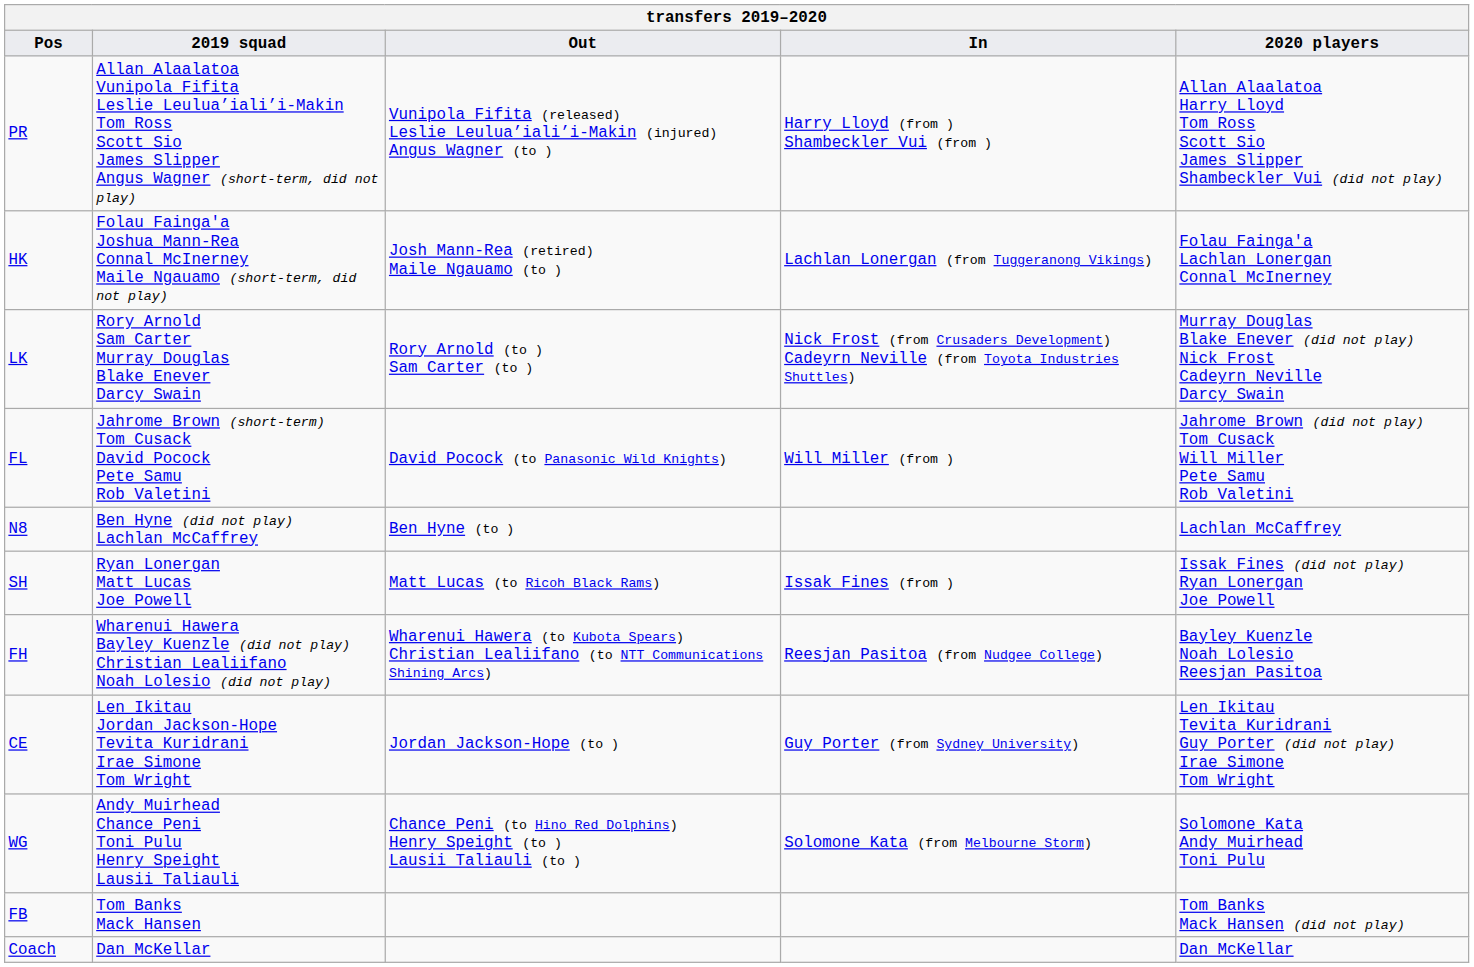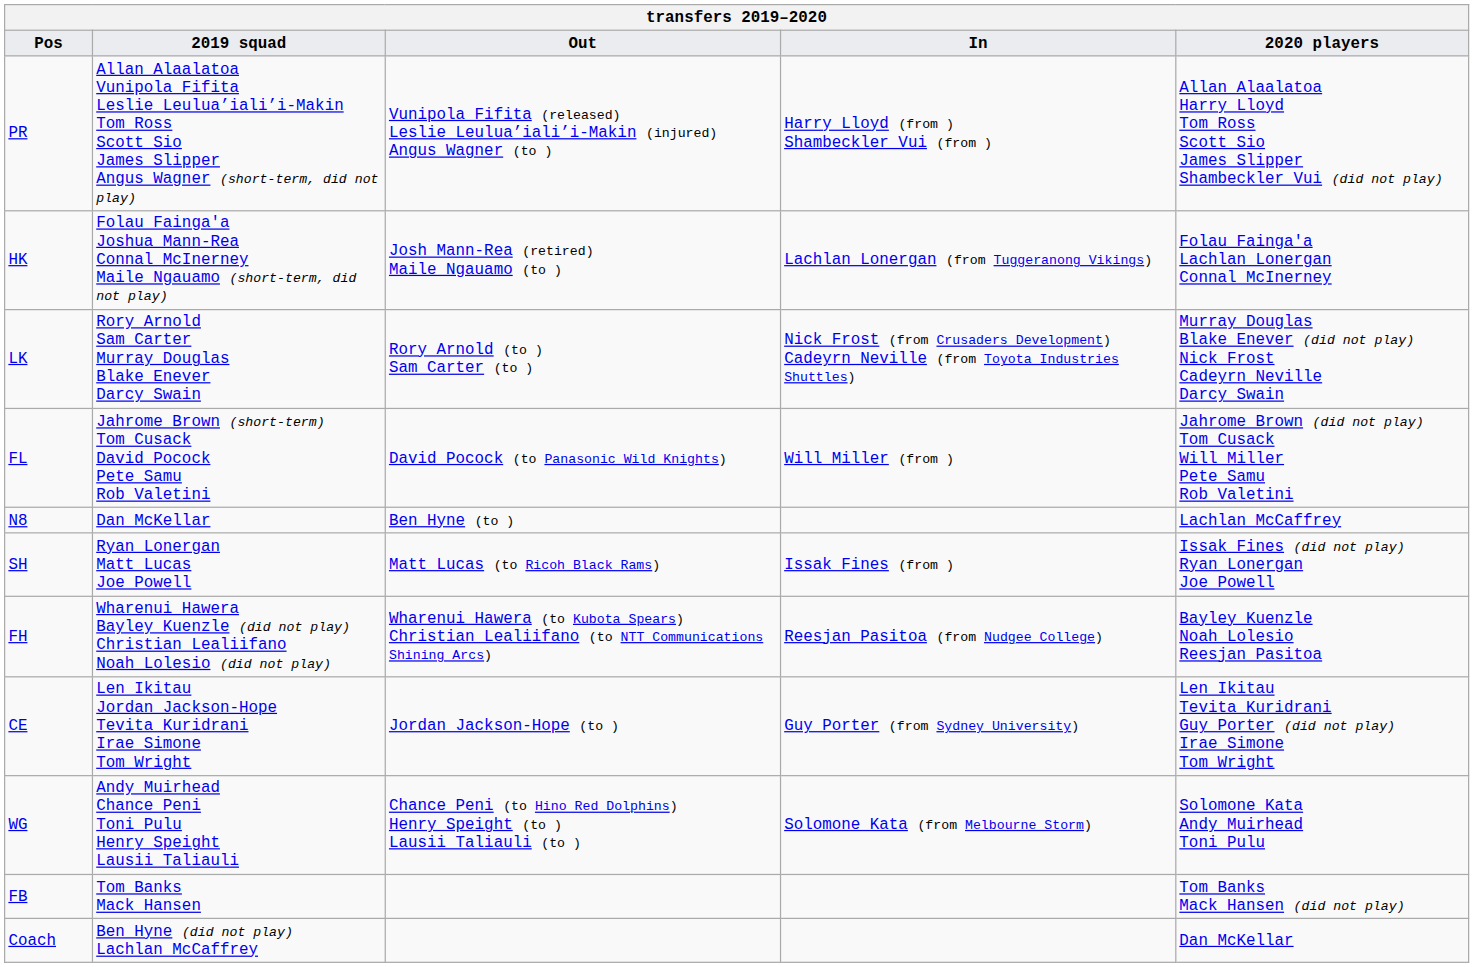(195, 529) Ben Hyne (did not play) Lachlan McCaffrey -> (153, 520) Dan McKellar
(153, 950) Dan McKellar -> (195, 941) Ben Hyne (did not play) Lachlan McCaffrey
